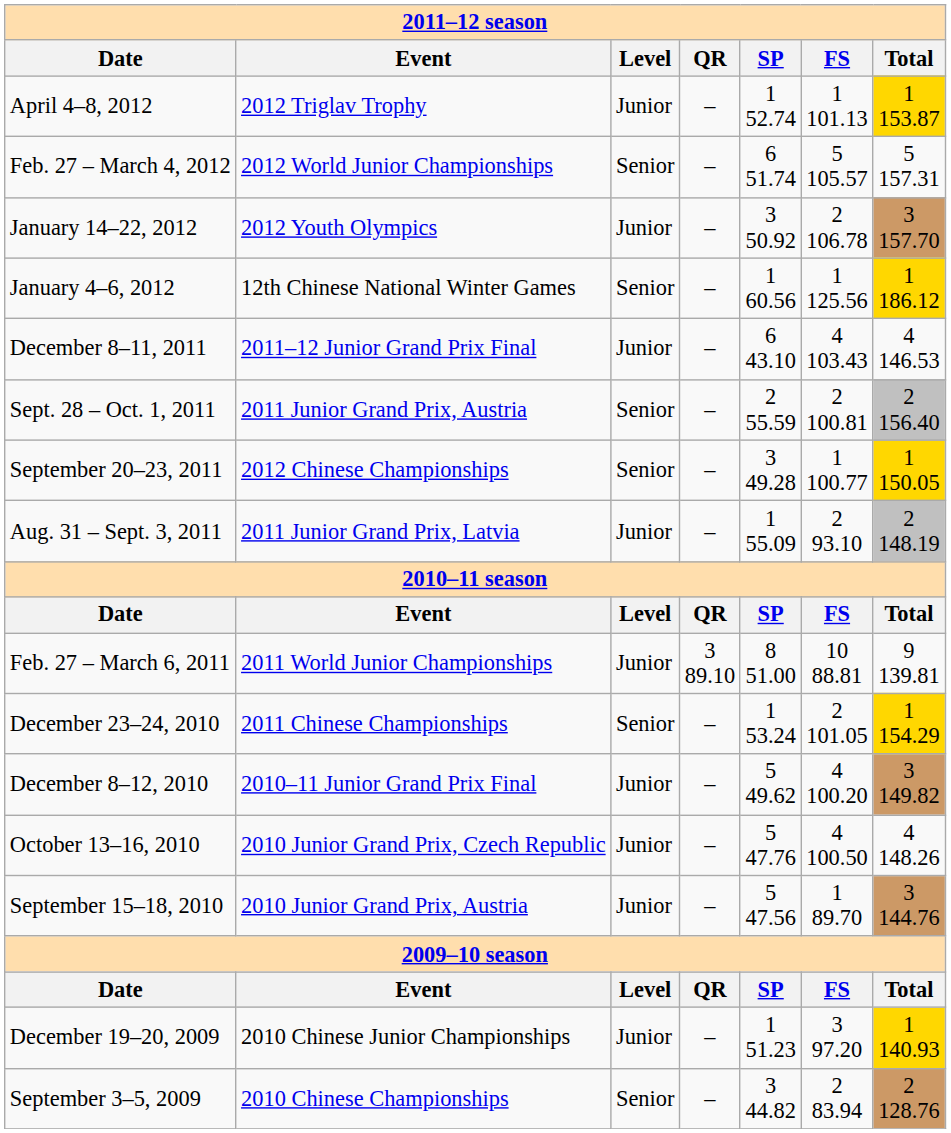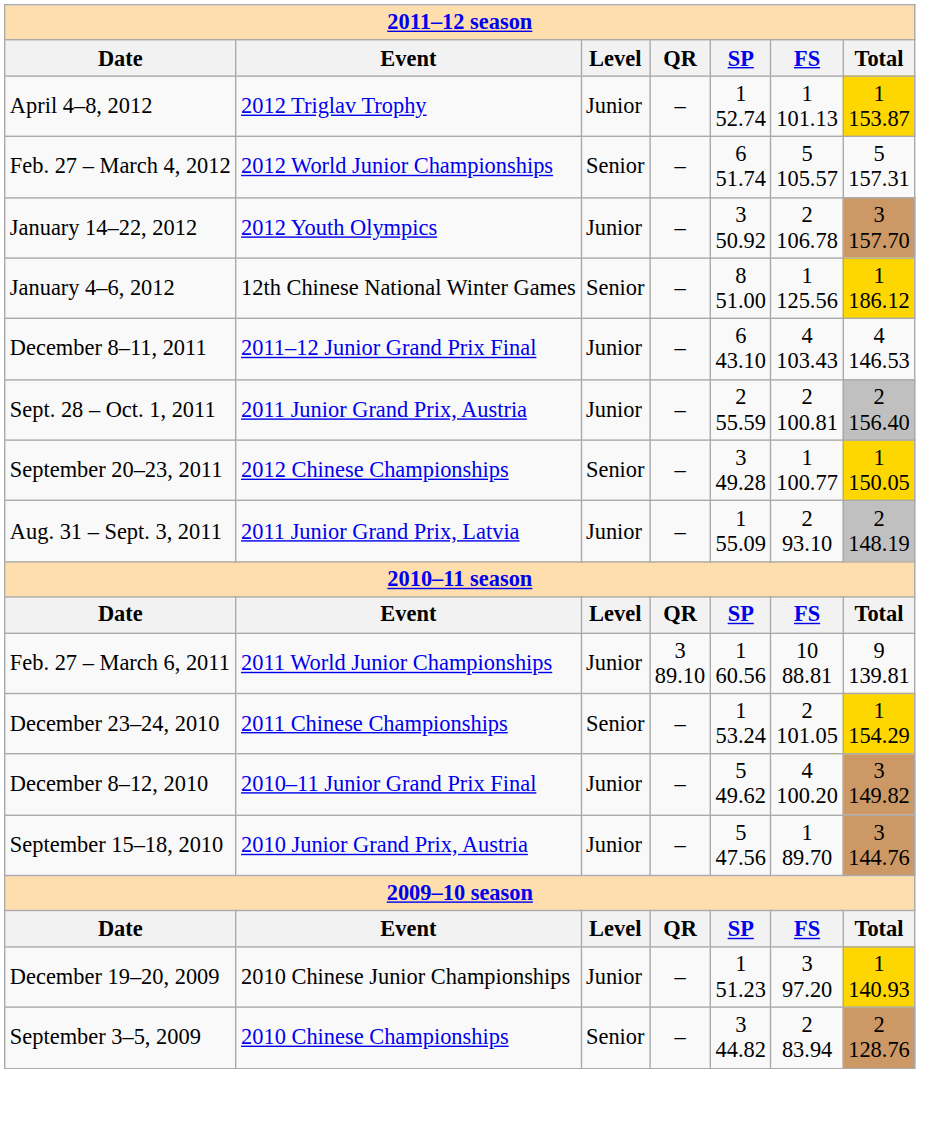(771, 288) 1 60.56 -> (741, 288) 8 51.00
(645, 409) Senior -> (614, 409) Junior
(771, 662) 8 51.00 -> (741, 662) 1 60.56
- row: (105, 844)
